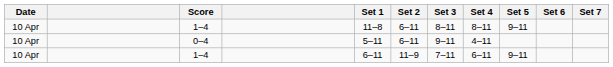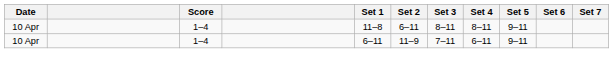- row: (26, 41)
